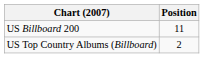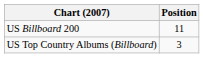(179, 45) 2 -> (179, 45) 3
